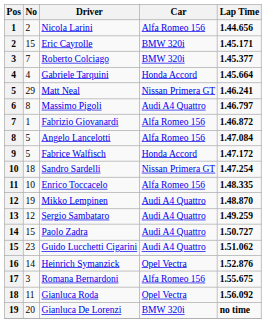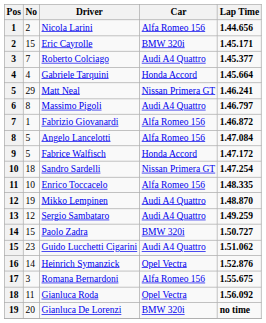(163, 59) BMW 320i -> (174, 59) Audi A4 Quattro
(174, 231) Audi A4 Quattro -> (163, 231) BMW 320i
